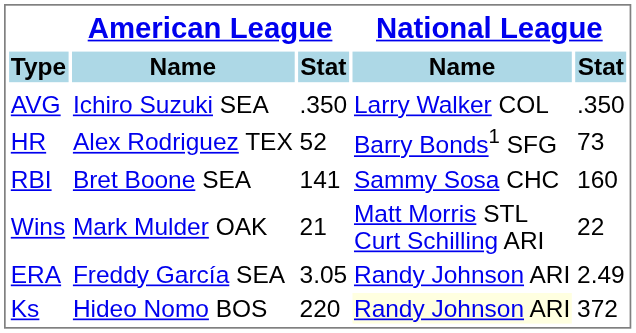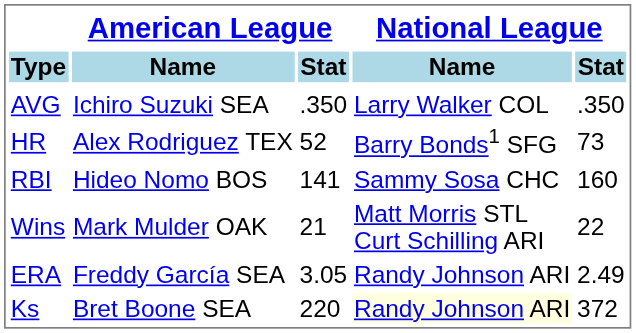(162, 179) Bret Boone SEA -> (170, 179) Hideo Nomo BOS
(170, 308) Hideo Nomo BOS -> (162, 308) Bret Boone SEA
